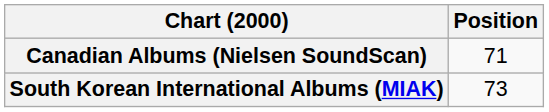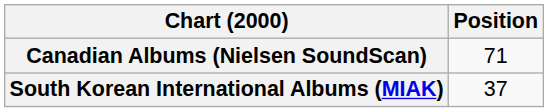(496, 89) 73 -> (496, 89) 37
